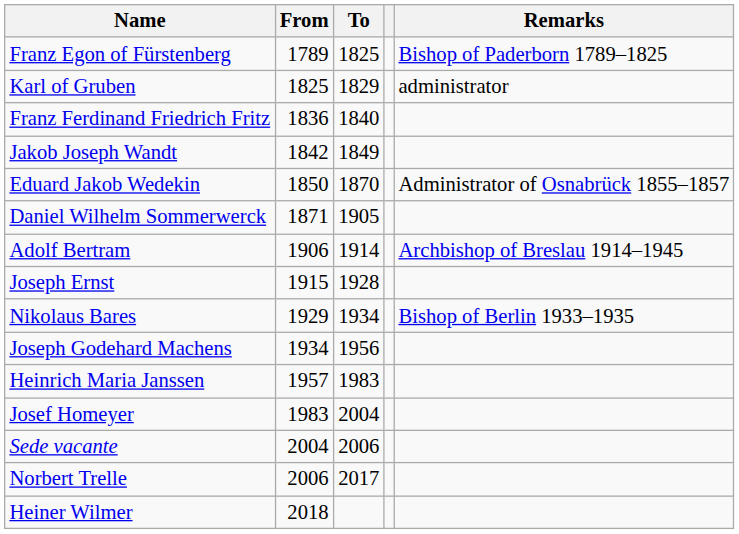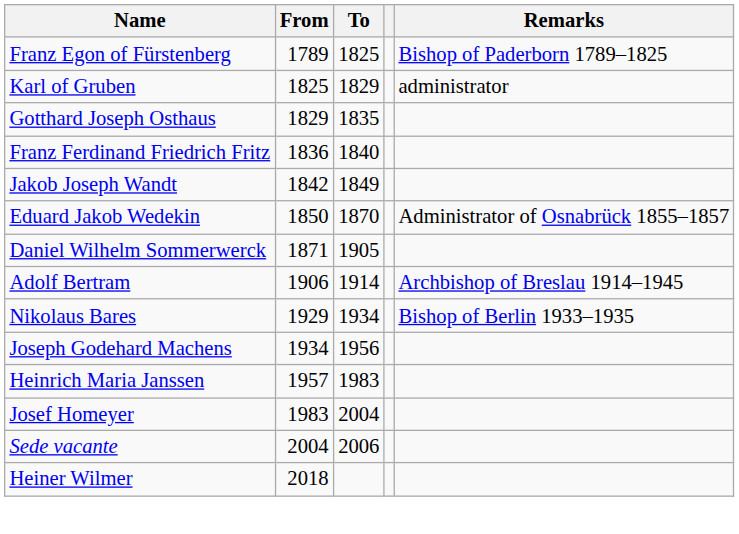+ row: (113, 119)
- row: (62, 282)
- row: (68, 479)
